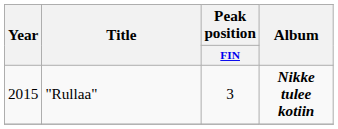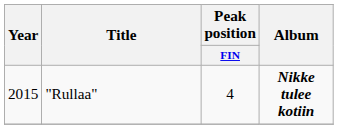(230, 94) 3 -> (230, 94) 4
